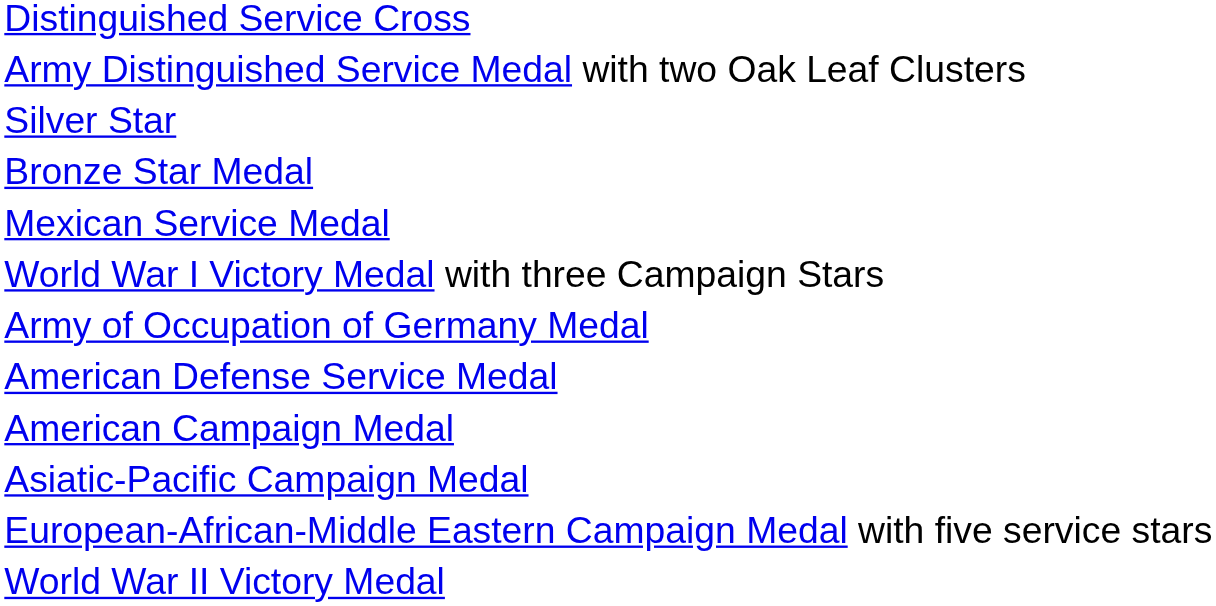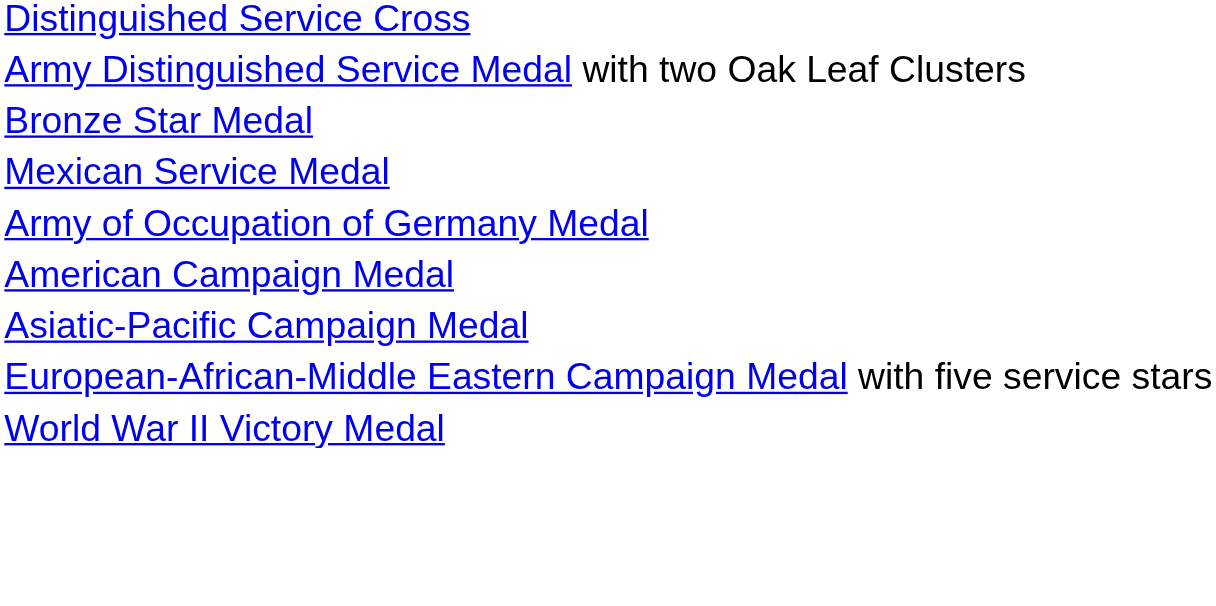- row: (90, 120)
- row: (444, 274)
- row: (281, 377)
